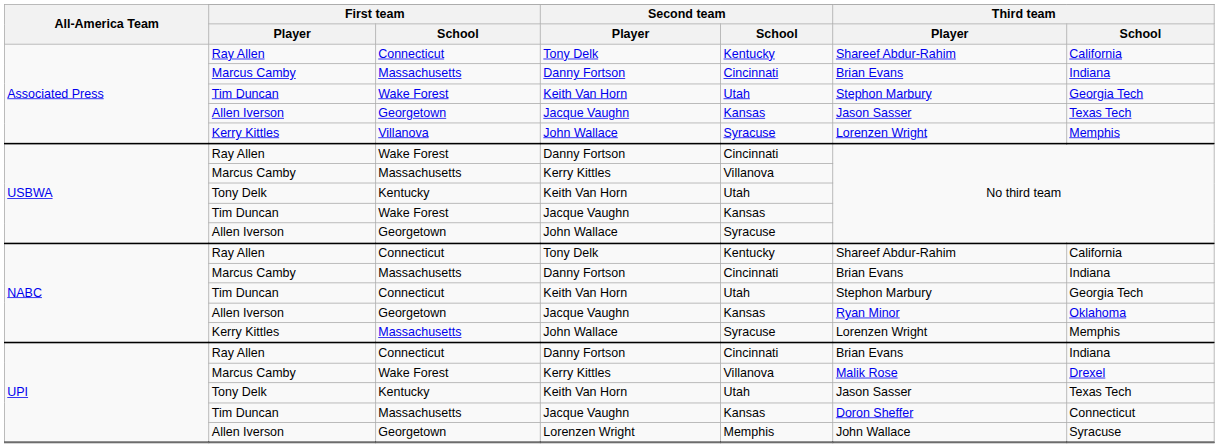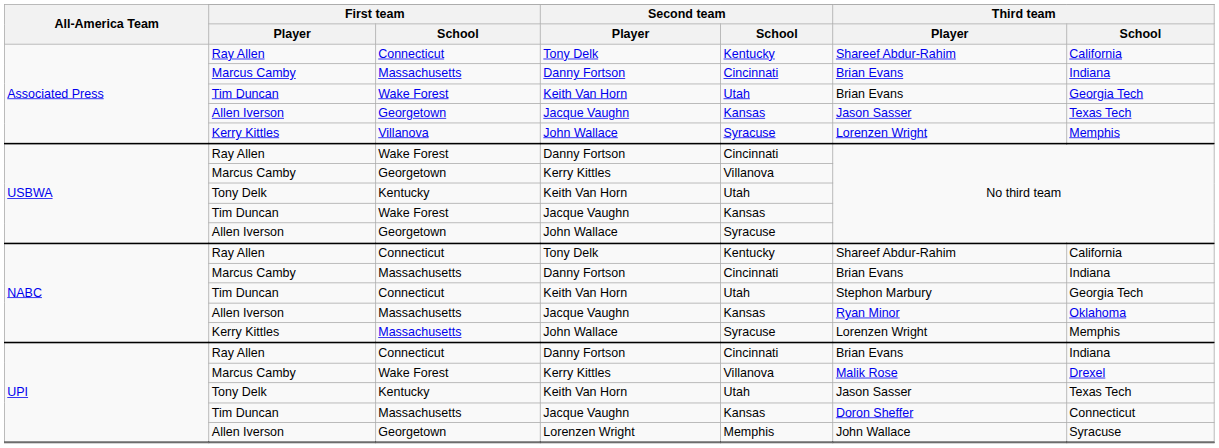(884, 93) Stephon Marbury -> (870, 93) Brian Evans
(420, 173) Massachusetts -> (412, 173) Georgetown
(412, 312) Georgetown -> (420, 312) Massachusetts
